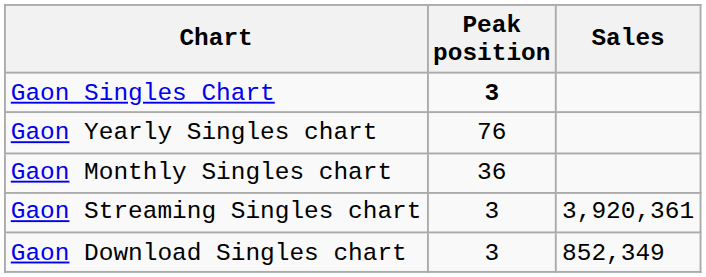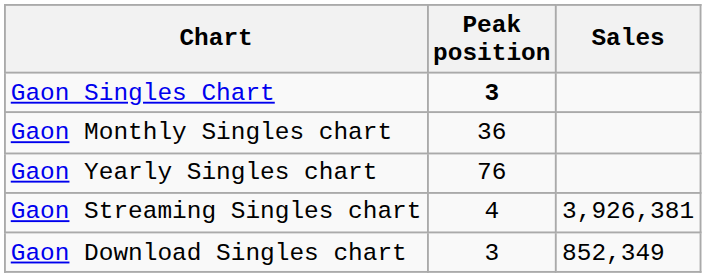rows swapped: (201, 173) <-> (194, 133)
(492, 212) 3 -> (492, 212) 4
(628, 212) 3,920,361 -> (628, 212) 3,926,381
